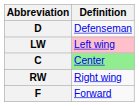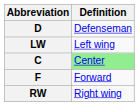(94, 45) pink background -> (94, 45) no background
rows swapped: (38, 77) <-> (38, 93)
